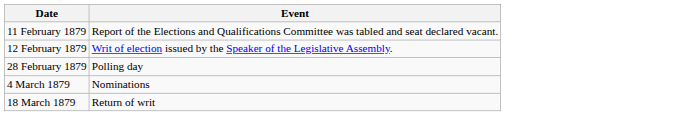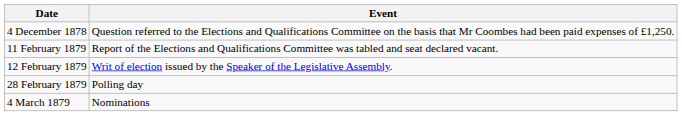+ row: (47, 31)
- row: (41, 102)
